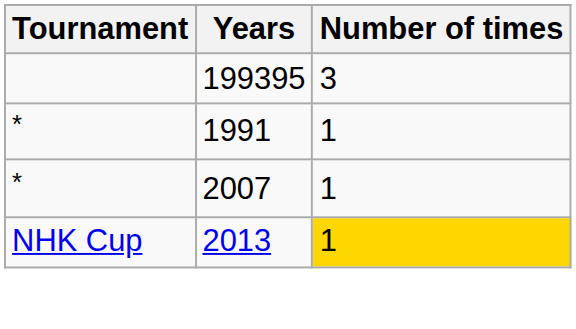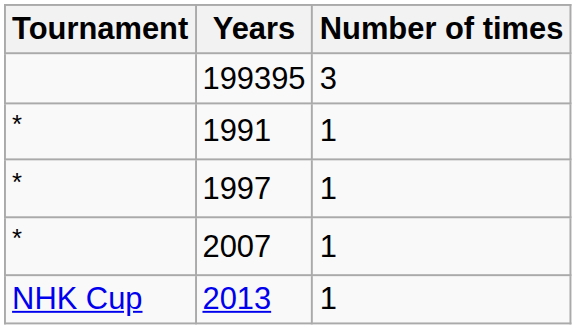+ row: (237, 188)
(328, 241) gold background -> (328, 298) no background
